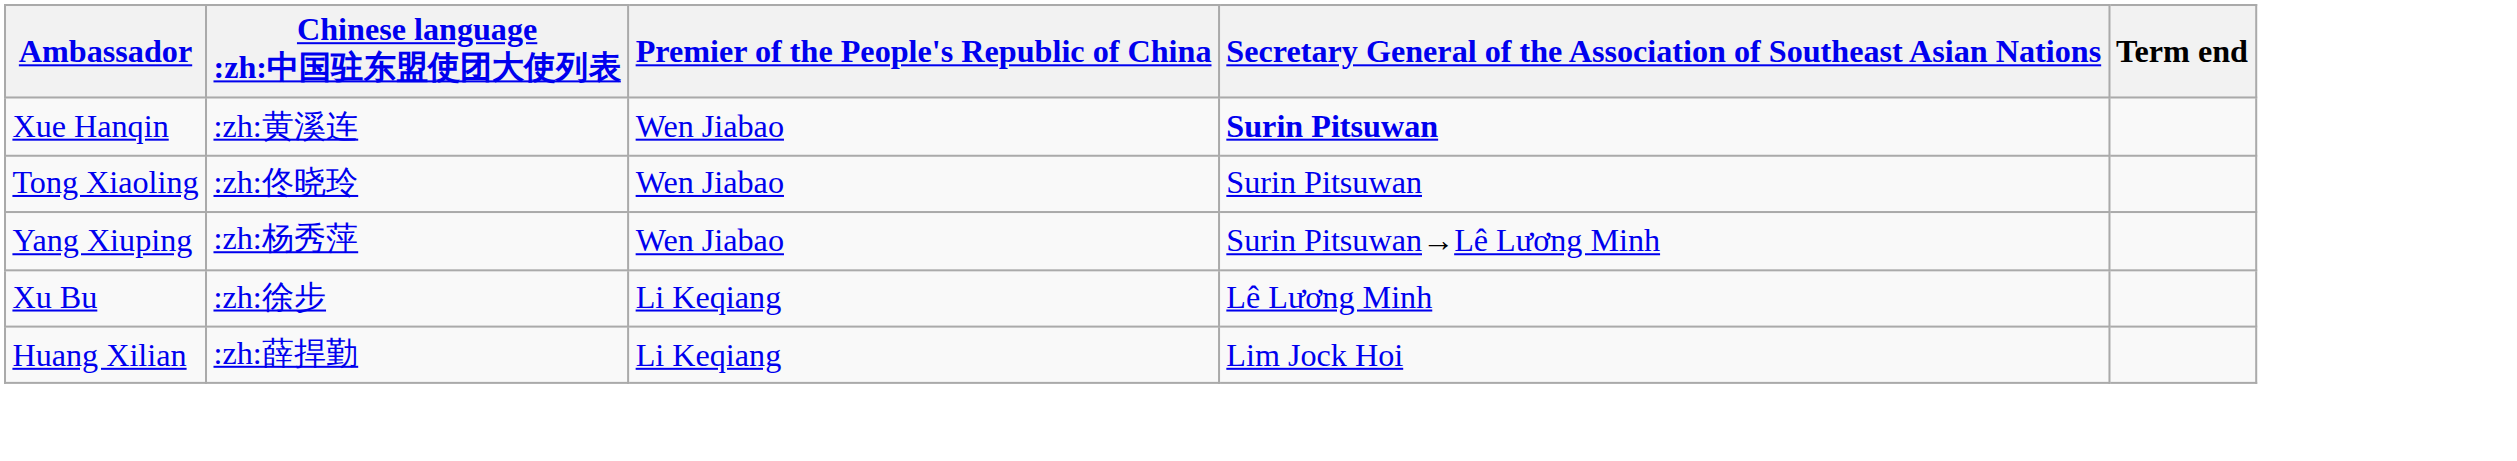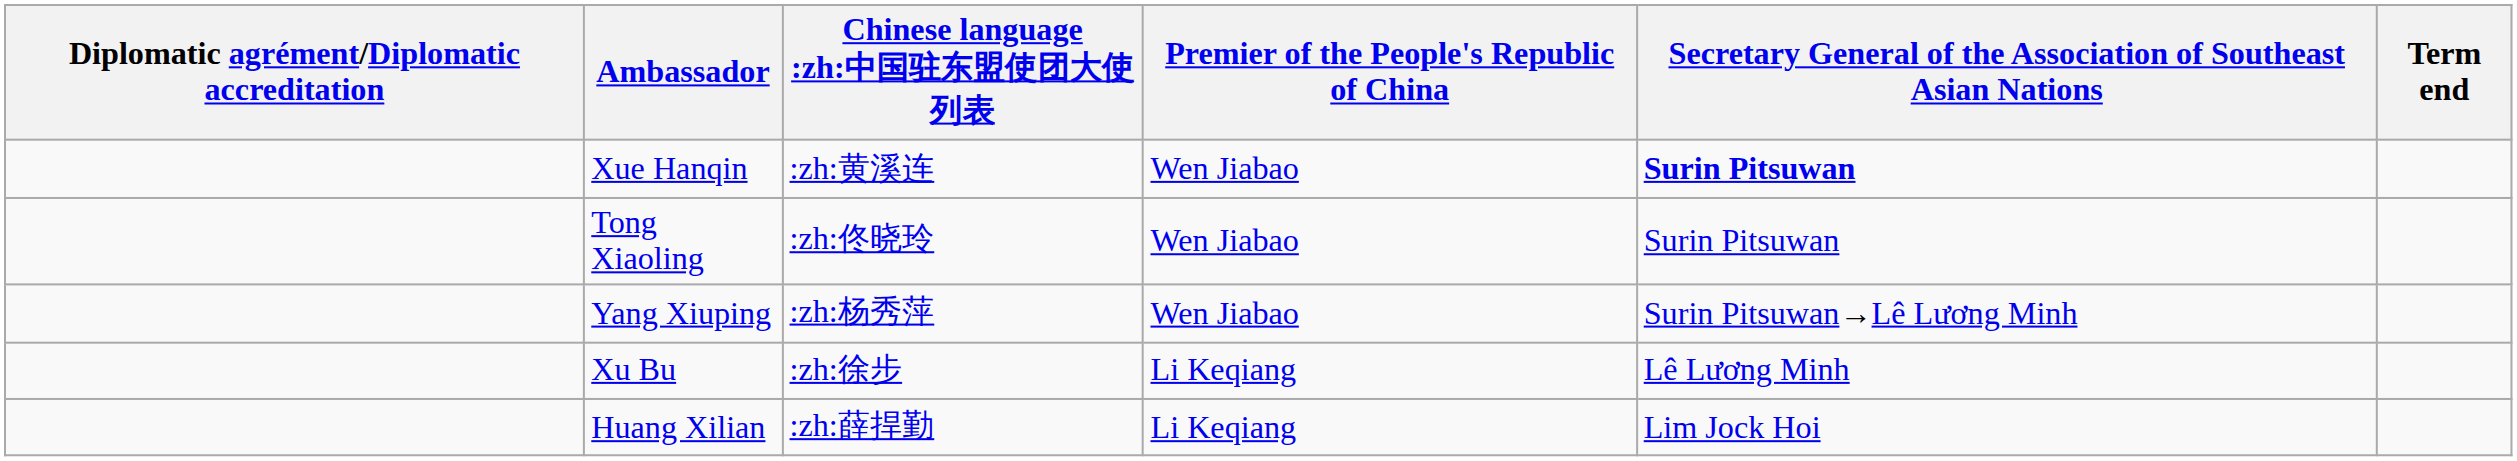+ column: (294, 72)
